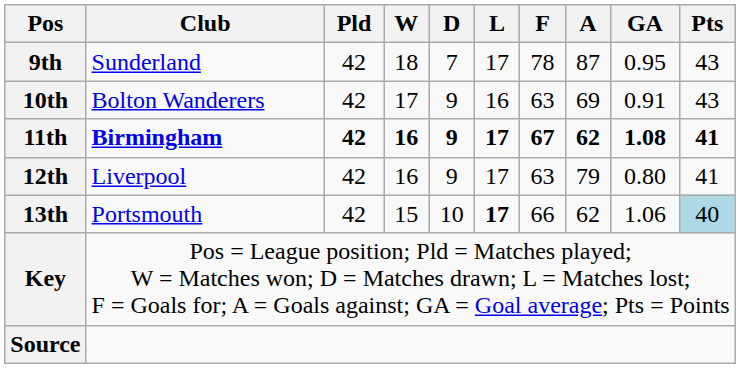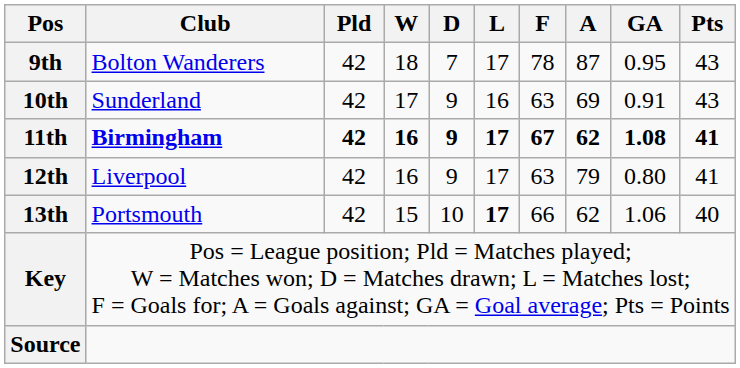(146, 61) Sunderland -> (178, 61) Bolton Wanderers
(178, 99) Bolton Wanderers -> (146, 99) Sunderland
(707, 213) lightblue background -> (707, 213) no background
